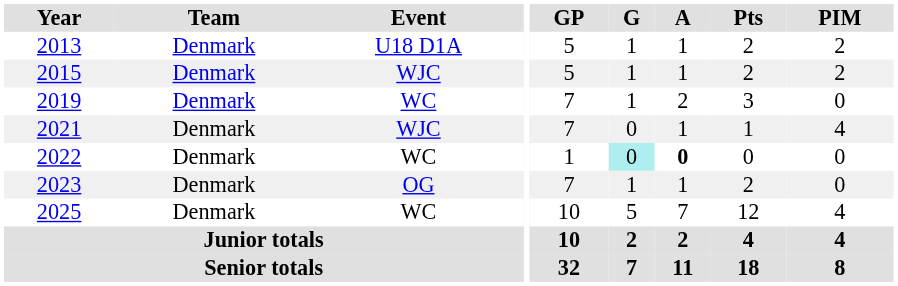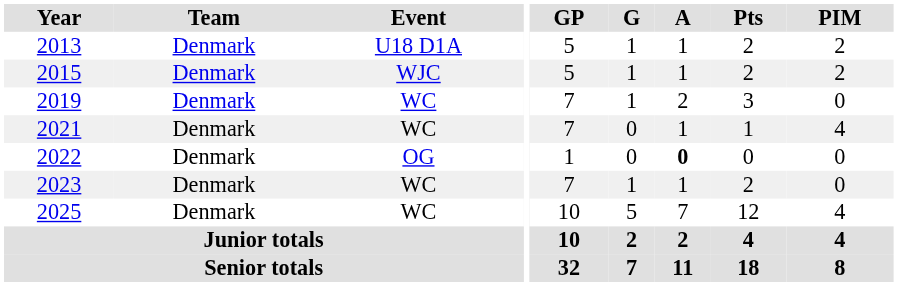(418, 128) WJC -> (418, 128) WC
(418, 156) WC -> (418, 156) OG
(632, 156) paleturquoise background -> (632, 156) no background
(418, 184) OG -> (418, 184) WC
